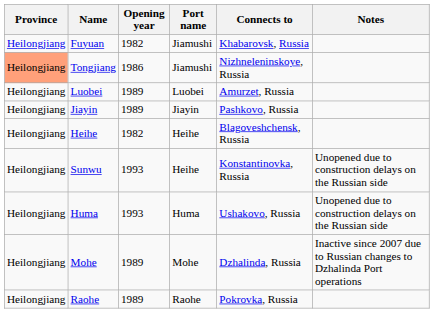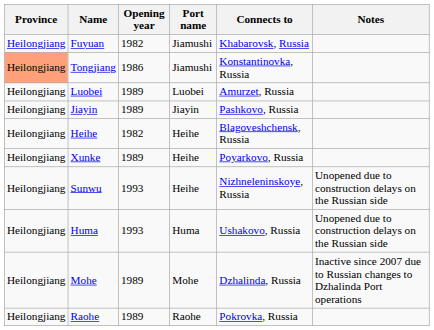(261, 67) Nizhneleninskoye, Russia -> (256, 67) Konstantinovka, Russia
+ row: (86, 157)
(256, 170) Konstantinovka, Russia -> (261, 188) Nizhneleninskoye, Russia
